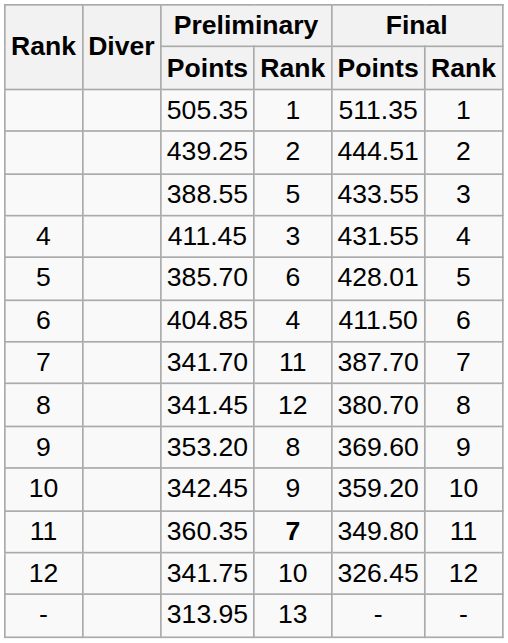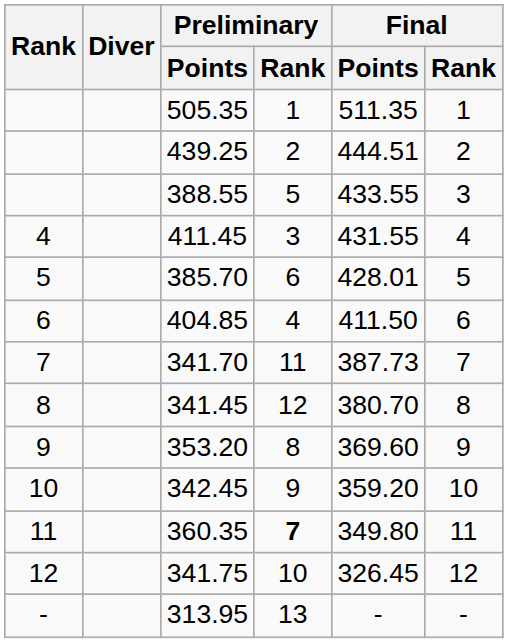(378, 362) 387.70 -> (378, 362) 387.73
